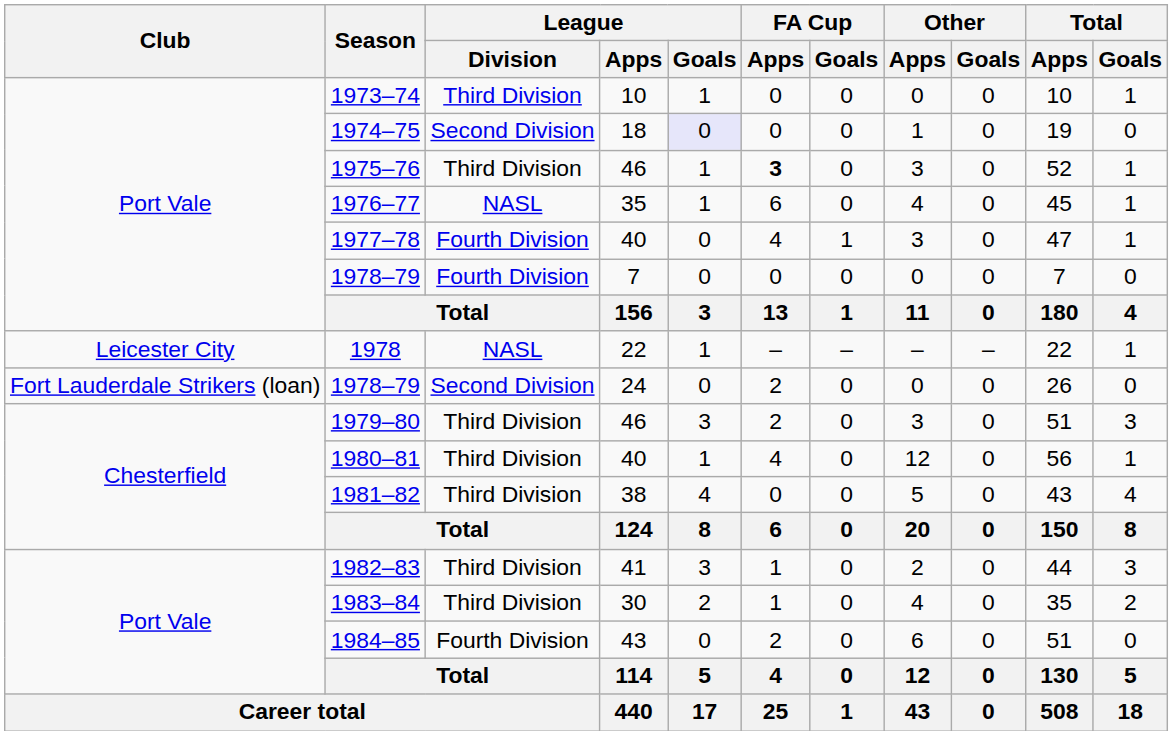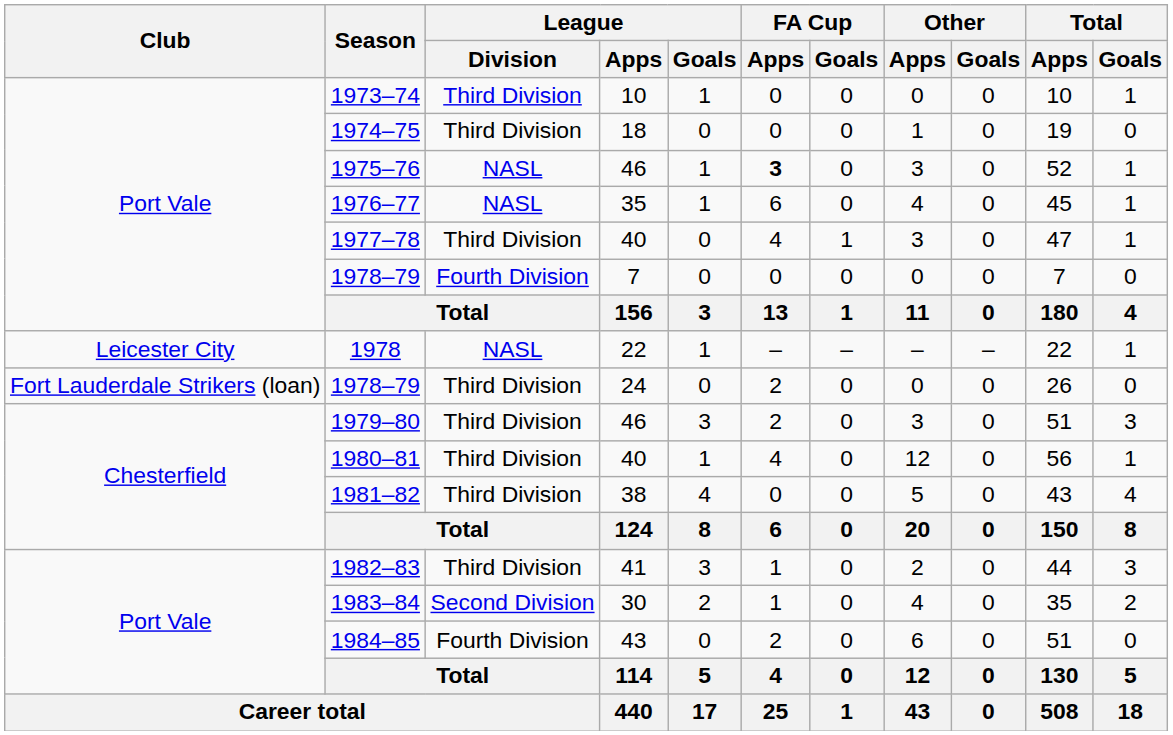(513, 131) Second Division -> (513, 131) Third Division
(705, 131) lavender background -> (705, 131) no background
(513, 167) Third Division -> (513, 167) NASL
(513, 240) Fourth Division -> (513, 240) Third Division
(513, 385) Second Division -> (513, 385) Third Division
(513, 603) Third Division -> (513, 603) Second Division
